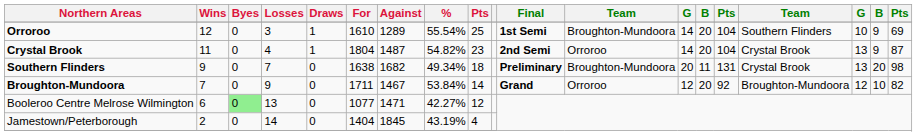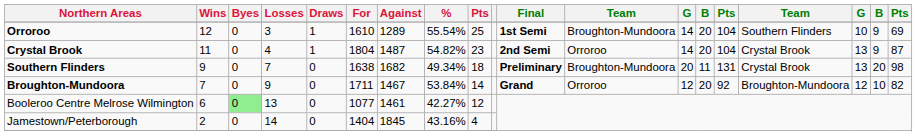(392, 103) 1471 -> (392, 103) 1461
(446, 121) 43.19% -> (446, 121) 43.16%
